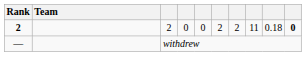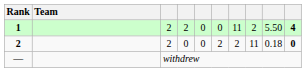+ row: (18, 28)
